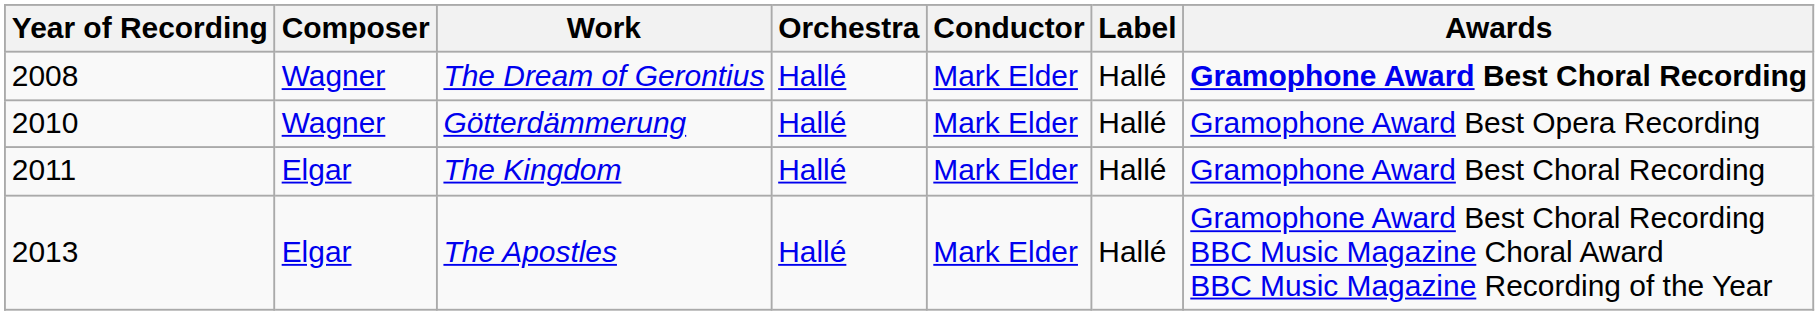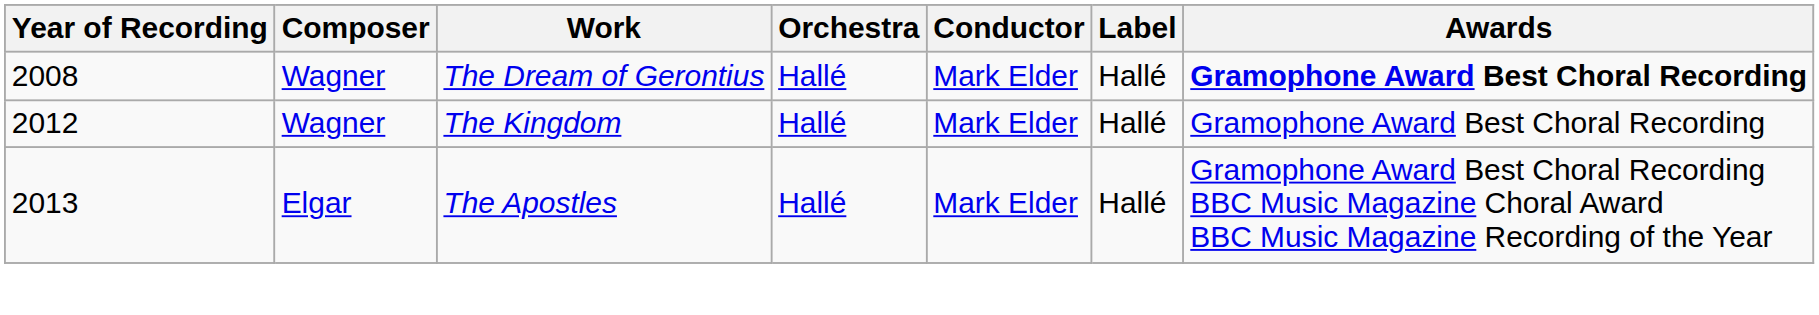- row: (565, 123)
(44, 170) 2011 -> (45, 123) 2012
(317, 170) Elgar -> (333, 123) Wagner
